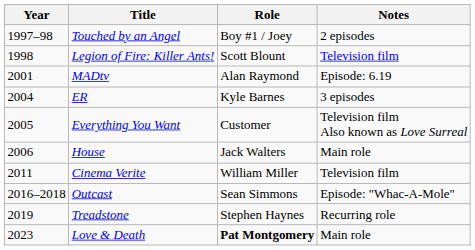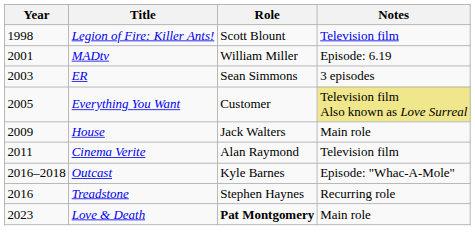- row: (126, 35)
(260, 76) Alan Raymond -> (259, 55) William Miller
(20, 96) 2004 -> (20, 76) 2003
(252, 96) Kyle Barnes -> (259, 76) Sean Simmons
(394, 124) no background -> (394, 104) khaki background
(20, 152) 2006 -> (20, 132) 2009
(259, 173) William Miller -> (260, 152) Alan Raymond
(259, 193) Sean Simmons -> (252, 173) Kyle Barnes
(20, 214) 2019 -> (20, 193) 2016
